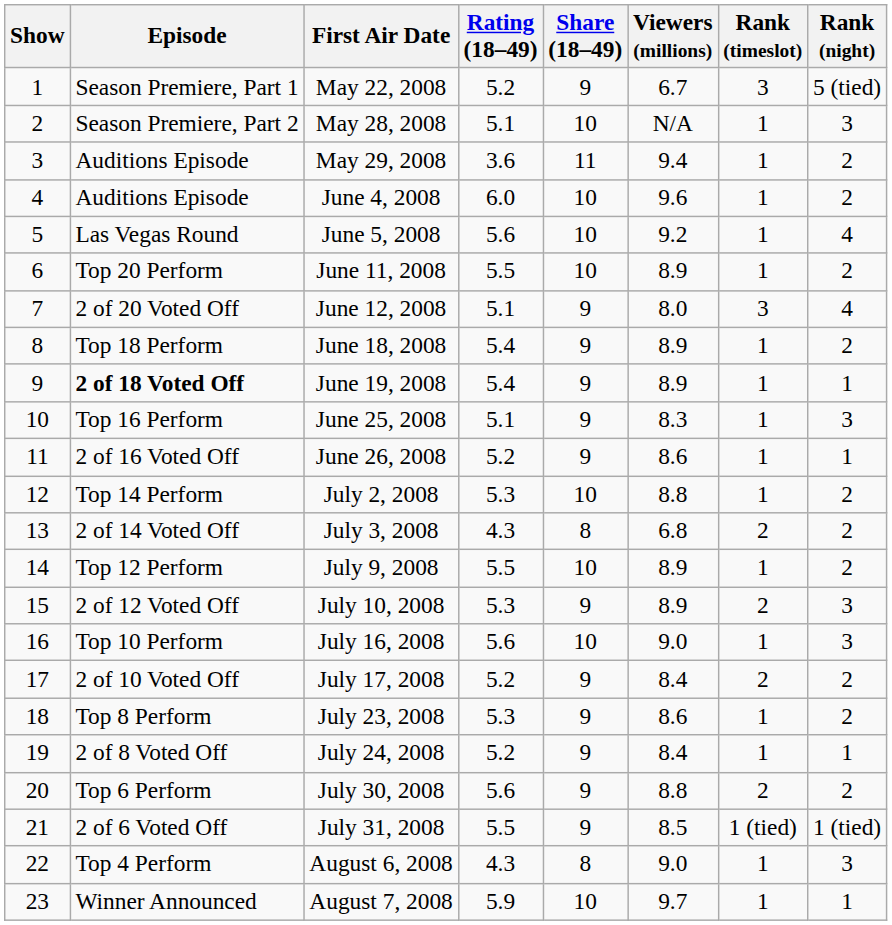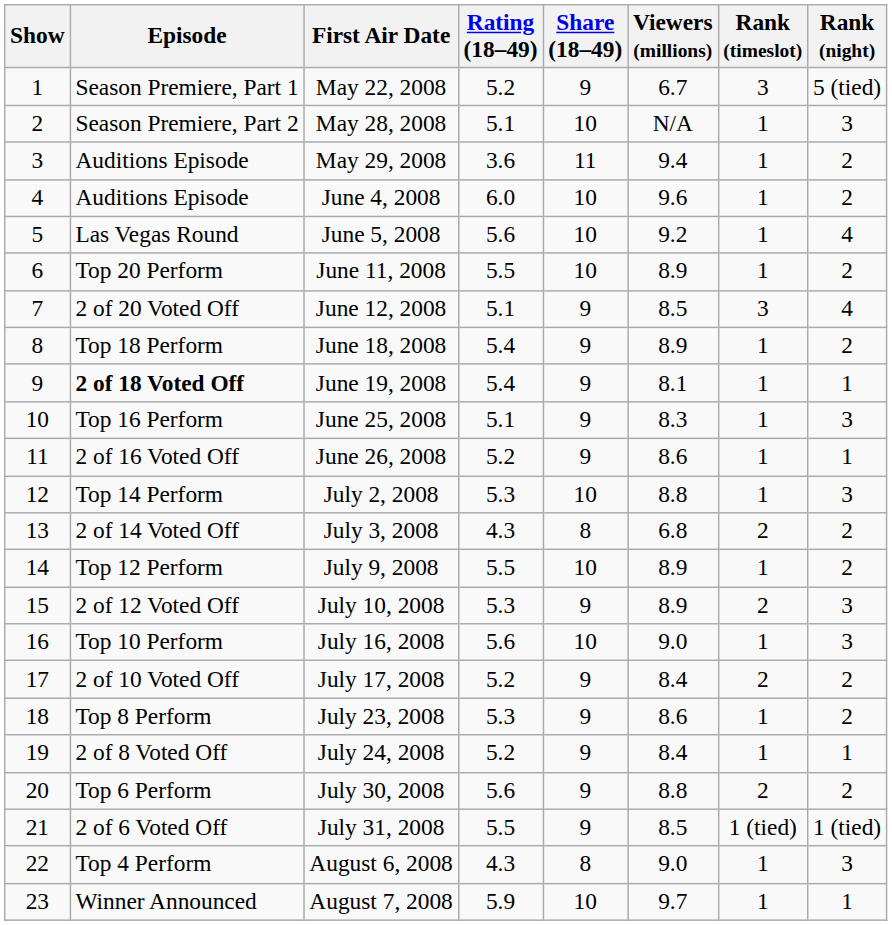(673, 308) 8.0 -> (673, 308) 8.5
(673, 382) 8.9 -> (673, 382) 8.1
(847, 493) 2 -> (847, 493) 3
